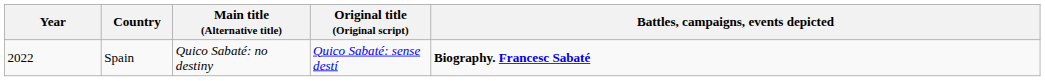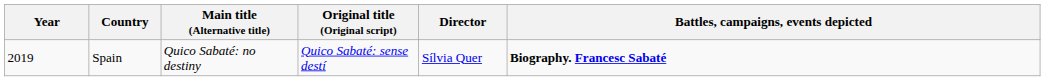+ column: (463, 22)
(21, 57) 2022 -> (21, 57) 2019
